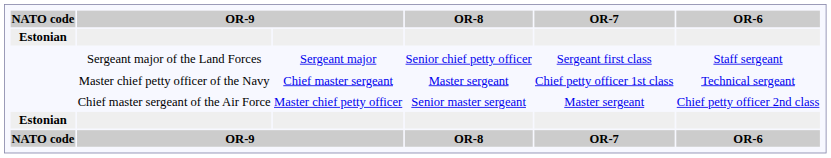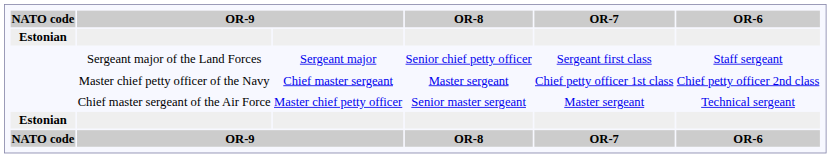(748, 80) Technical sergeant -> (748, 80) Chief petty officer 2nd class
(748, 102) Chief petty officer 2nd class -> (748, 102) Technical sergeant
